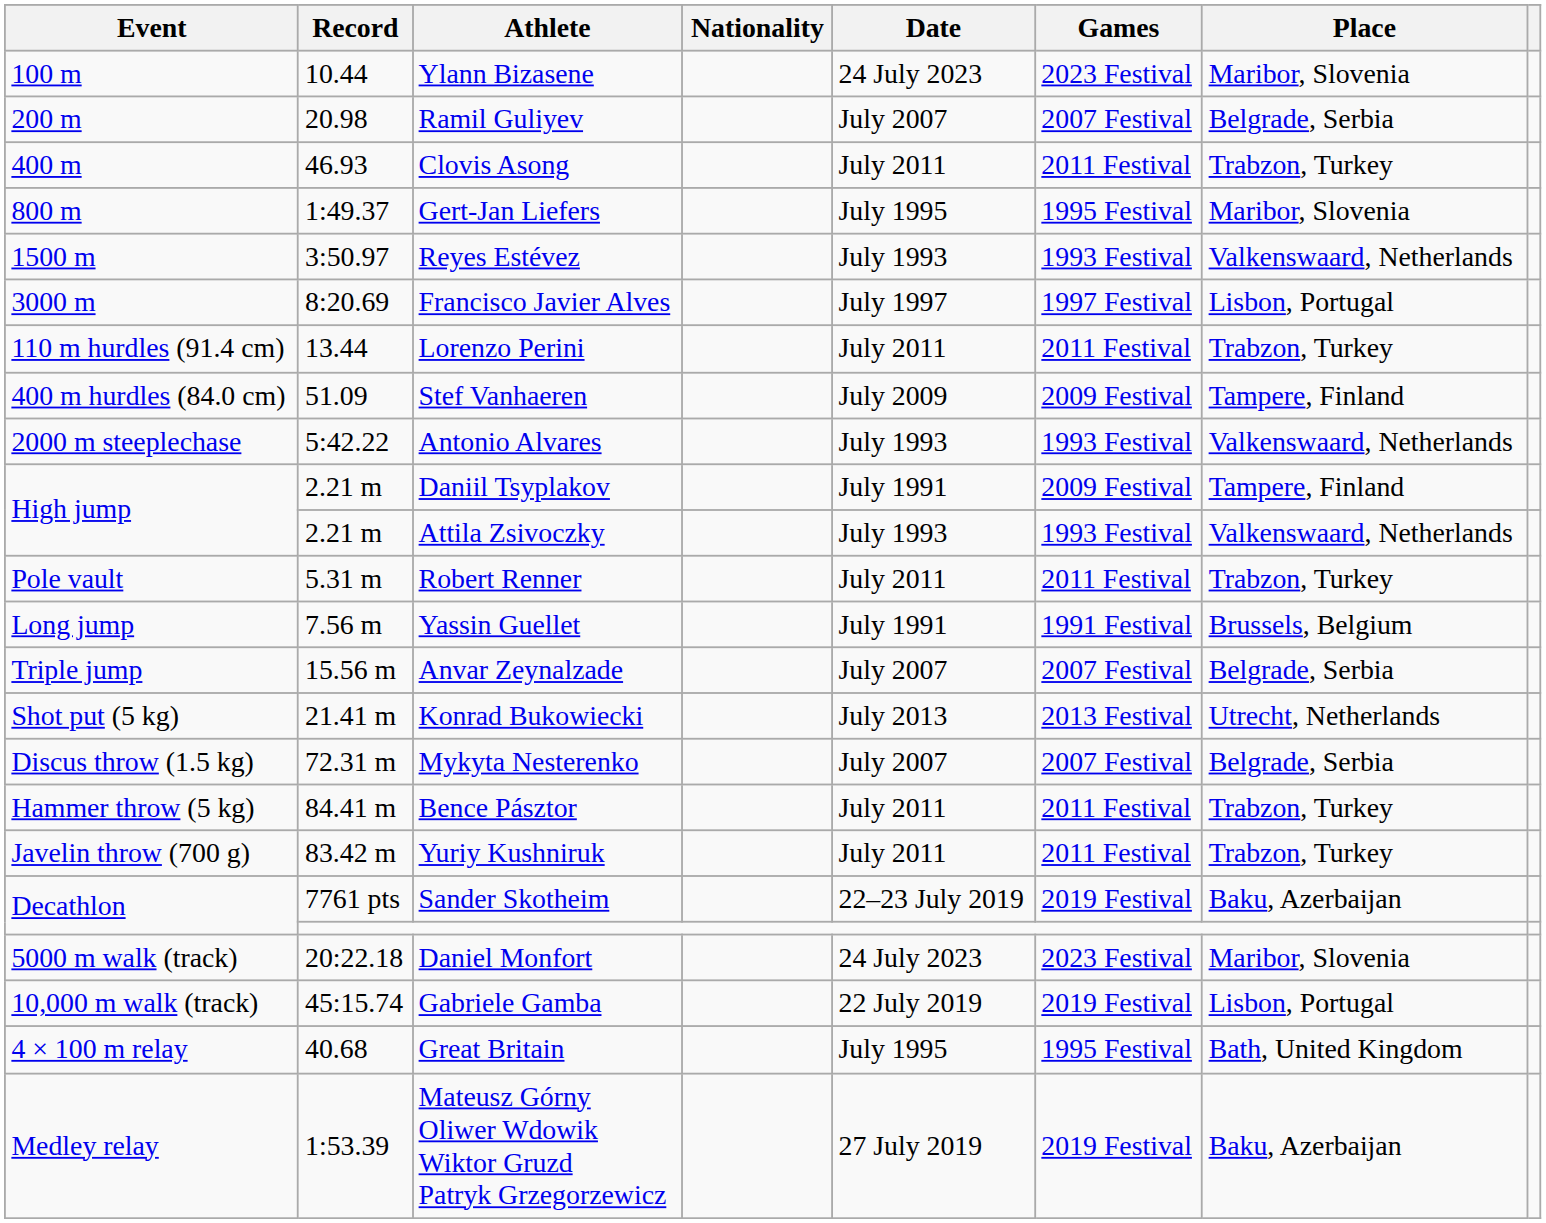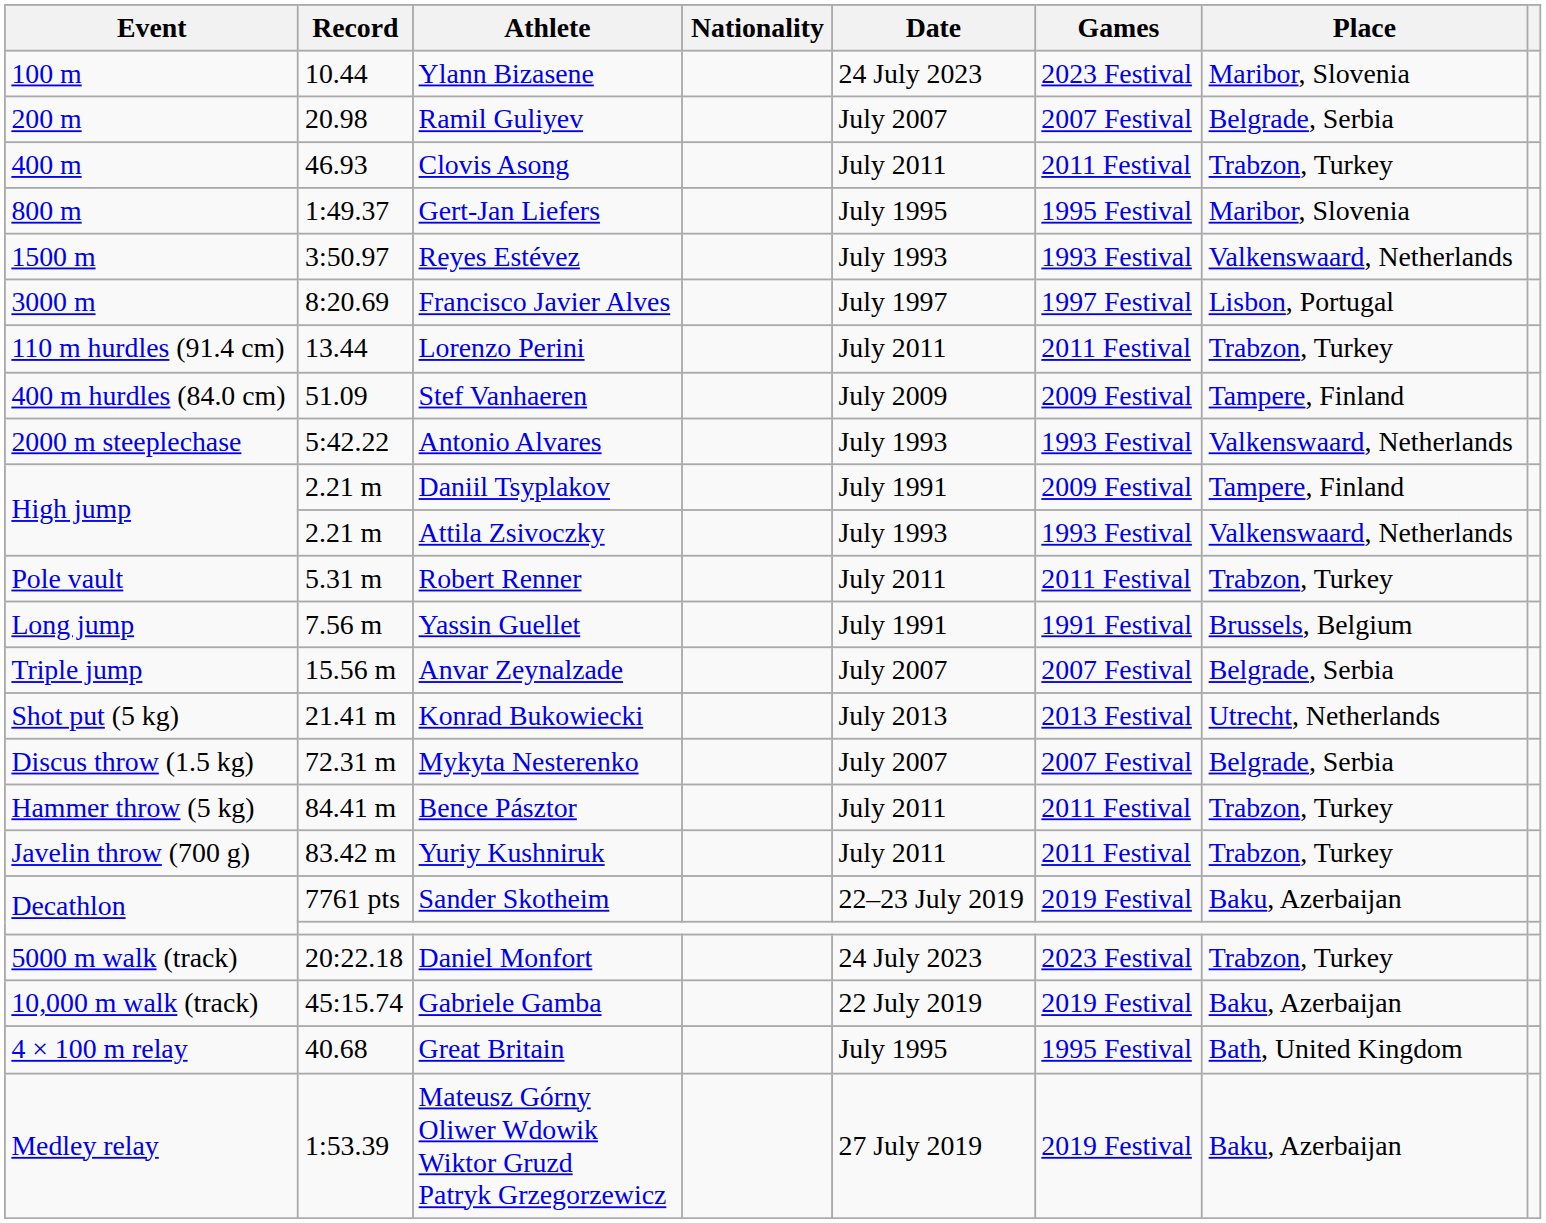(1309, 957) Maribor, Slovenia -> (1301, 957) Trabzon, Turkey
(1301, 1003) Lisbon, Portugal -> (1305, 1003) Baku, Azerbaijan
